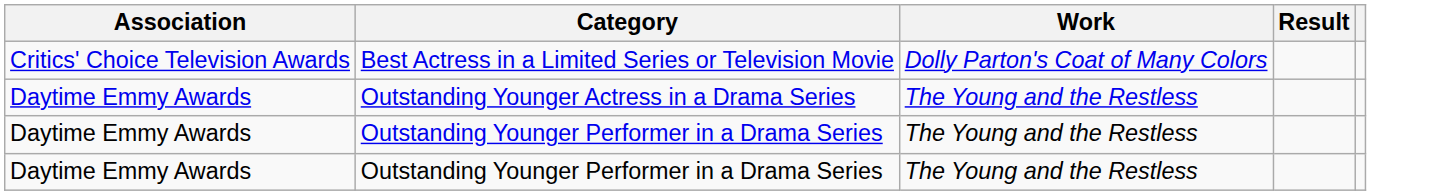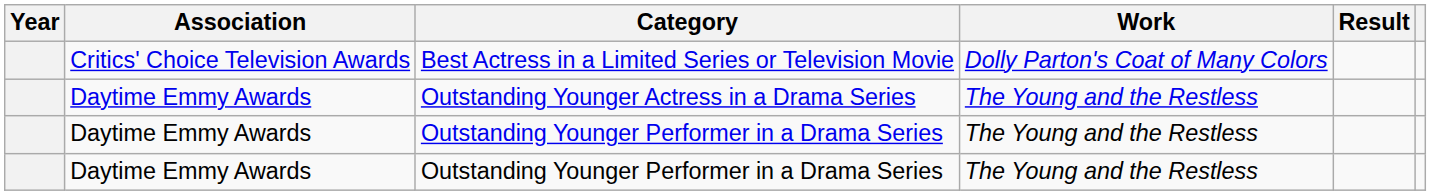+ column: (35, 23)
